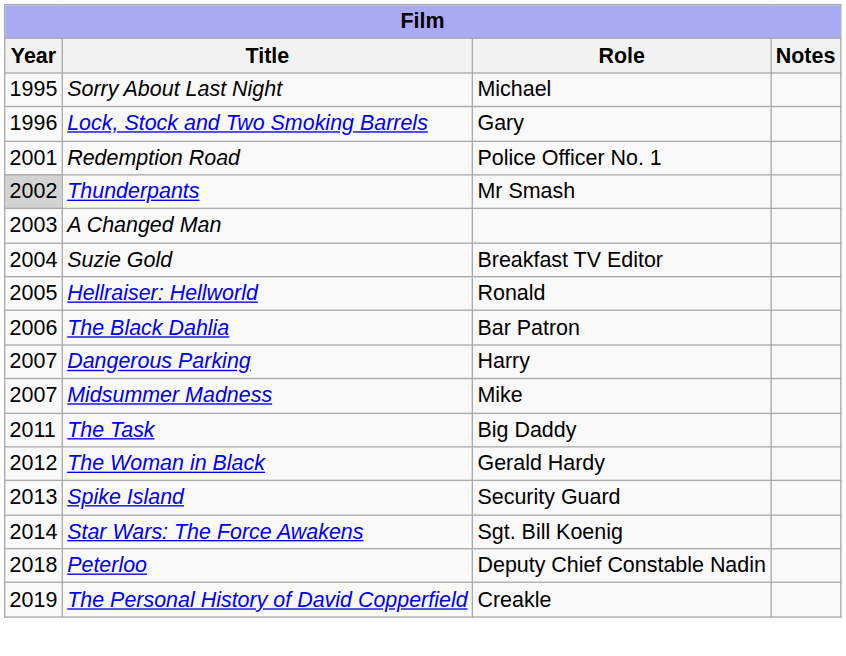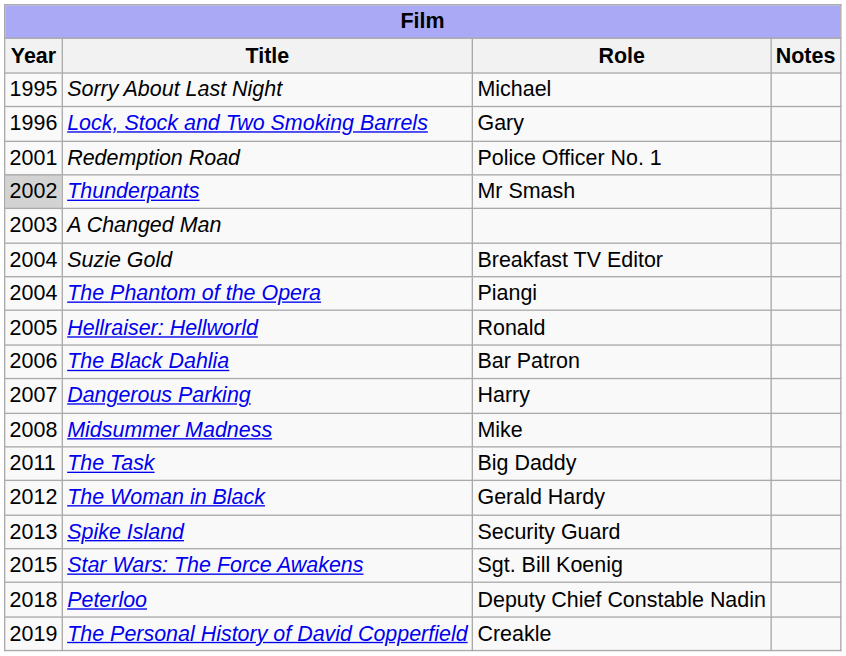+ row: (194, 293)
(33, 395) 2007 -> (33, 429) 2008
(33, 531) 2014 -> (33, 565) 2015
